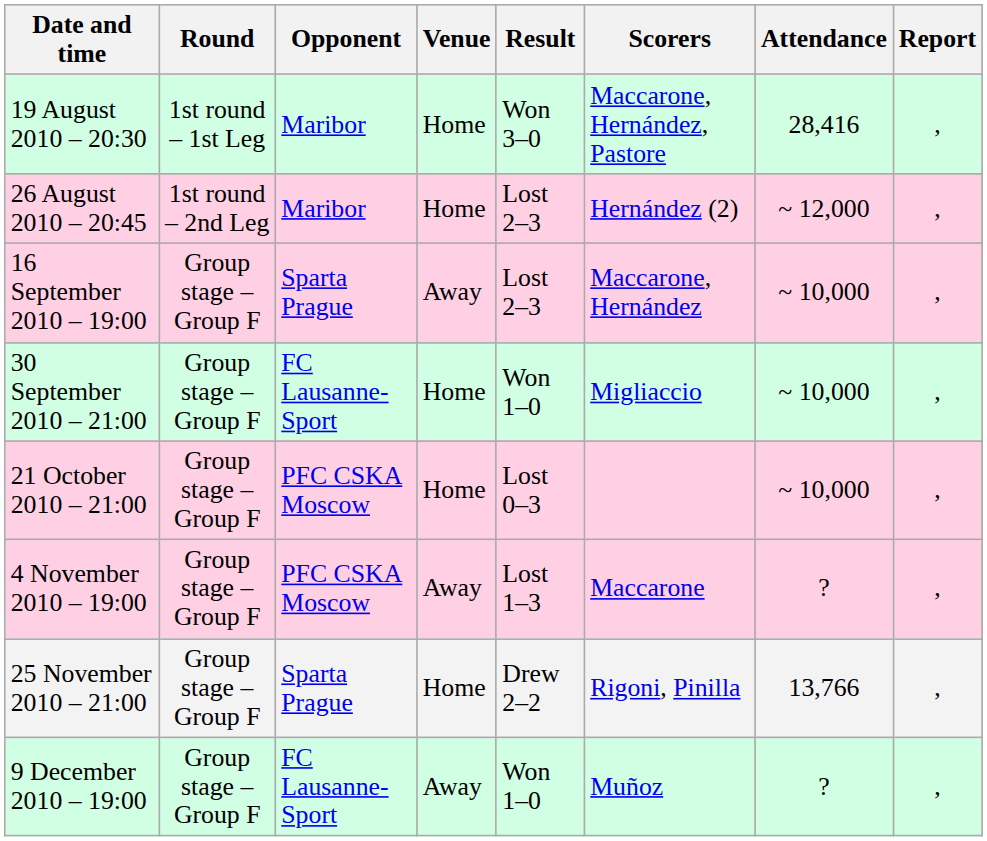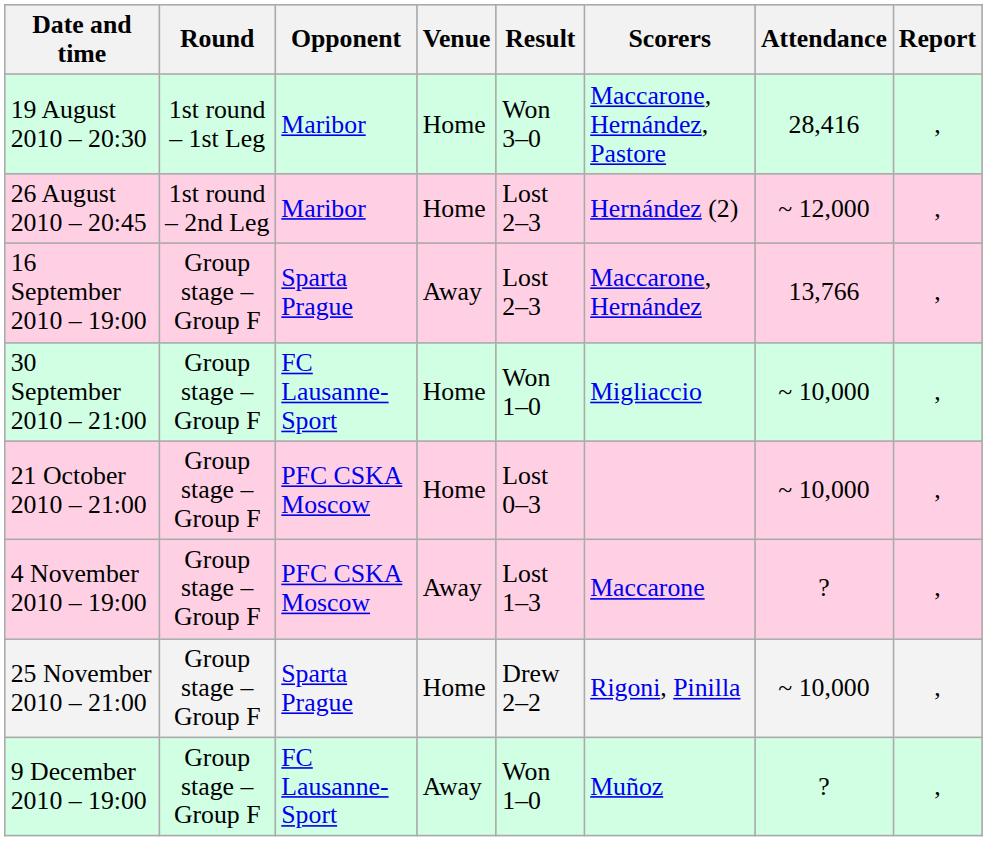(824, 292) ~ 10,000 -> (824, 292) 13,766
(824, 687) 13,766 -> (824, 687) ~ 10,000
